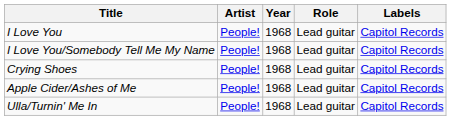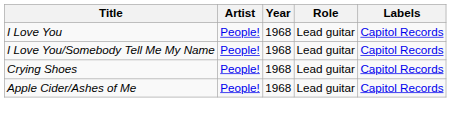- row: (52, 106)
